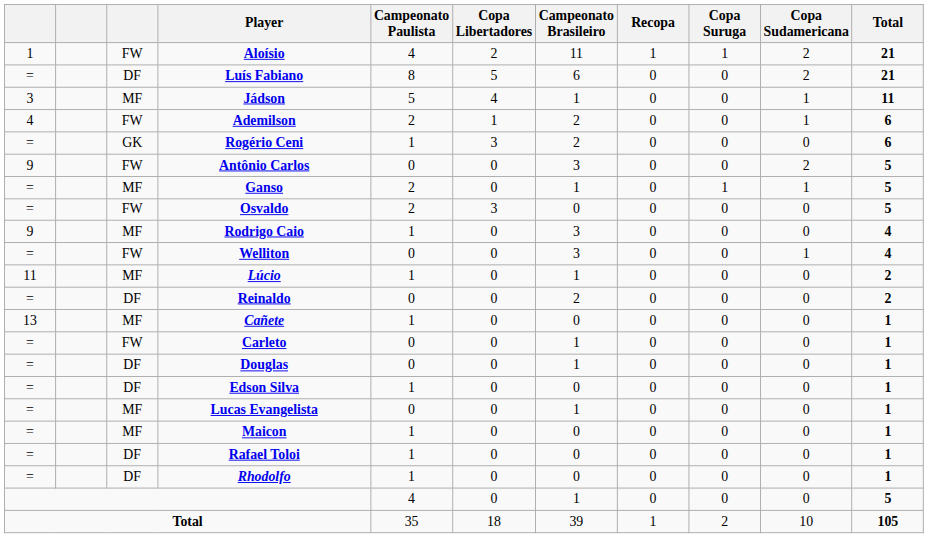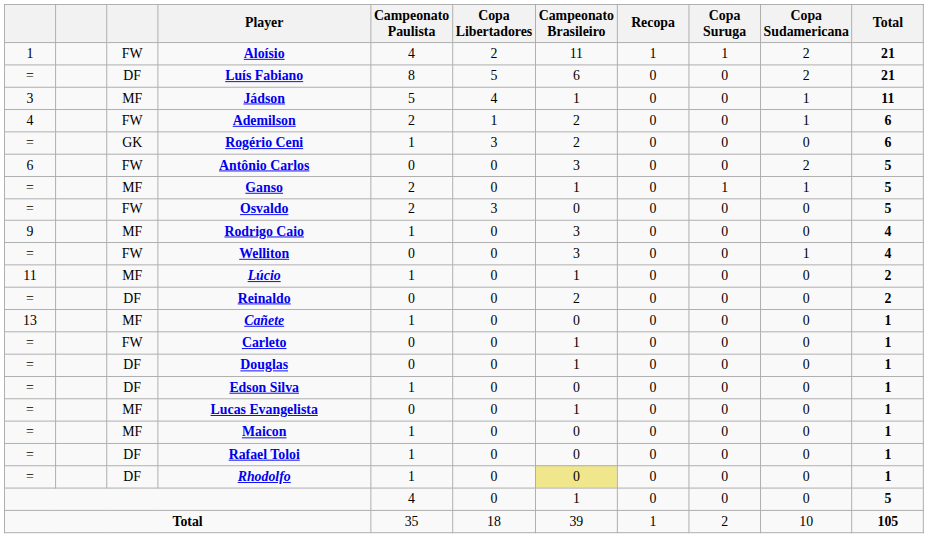(30, 164) 9 -> (30, 164) 6
(576, 476) no background -> (576, 476) khaki background
